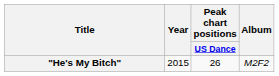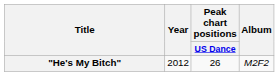(178, 63) 2015 -> (178, 63) 2012
